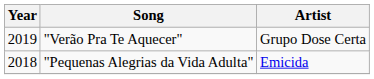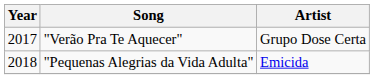(22, 39) 2019 -> (22, 39) 2017
